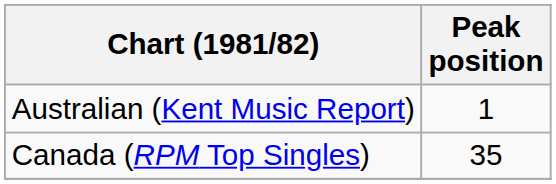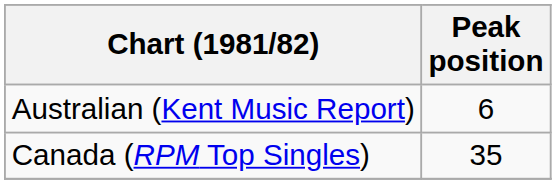(486, 108) 1 -> (486, 108) 6
